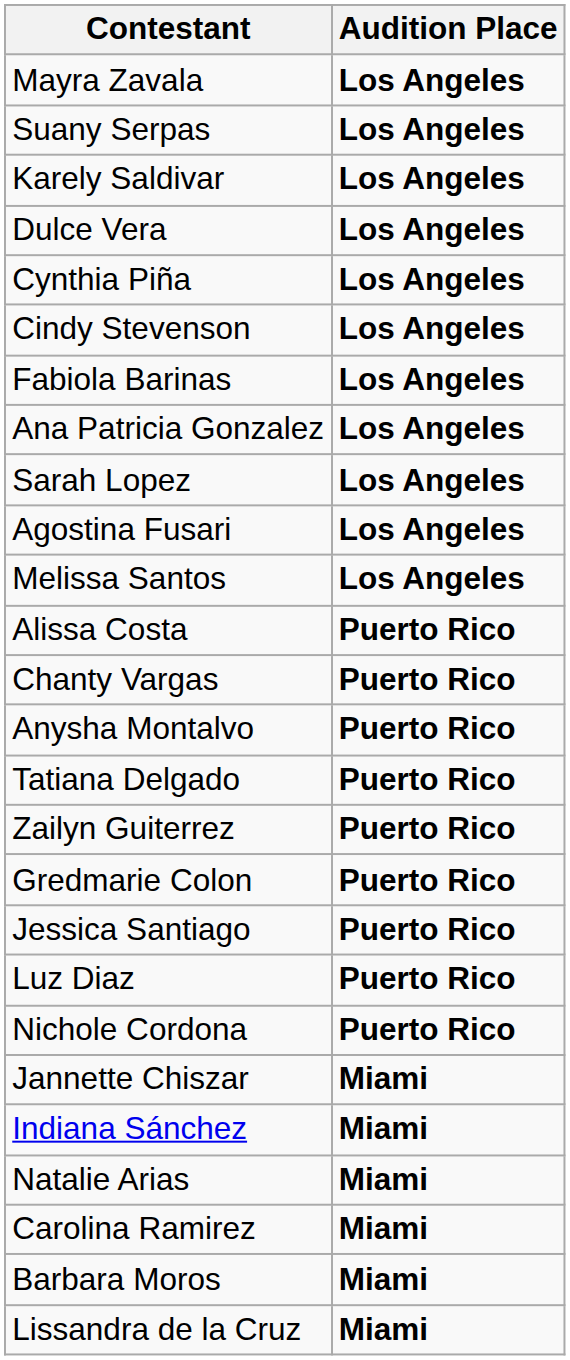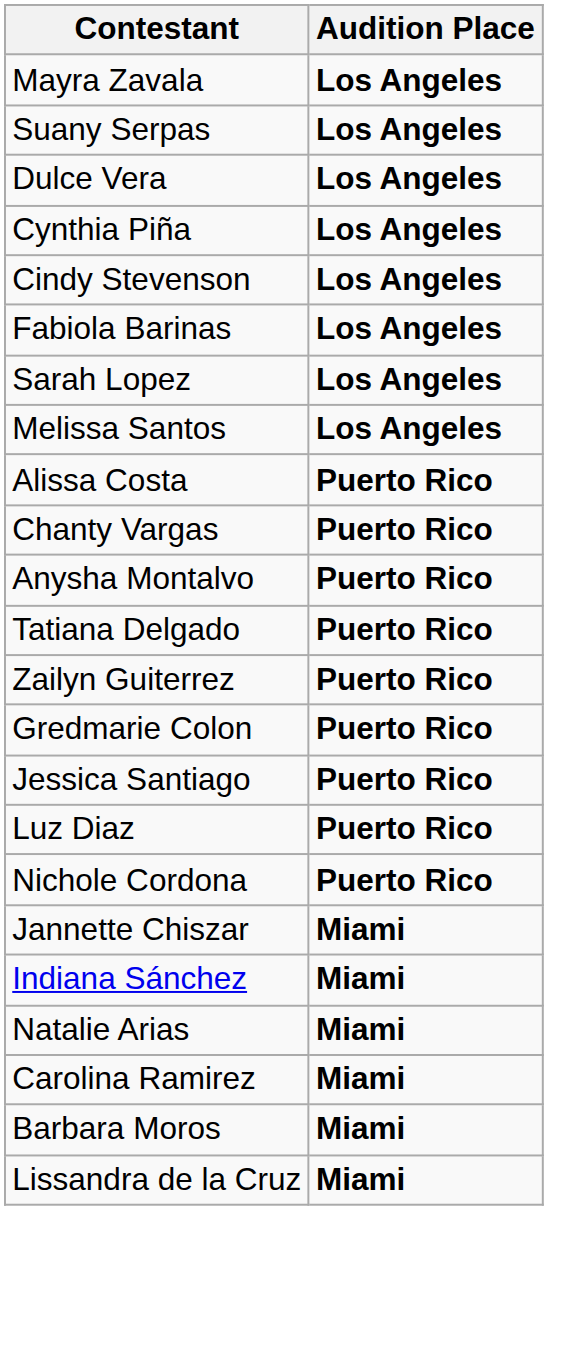- row: (118, 179)
- row: (168, 429)
- row: (122, 529)
